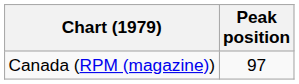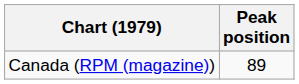(257, 65) 97 -> (257, 65) 89
